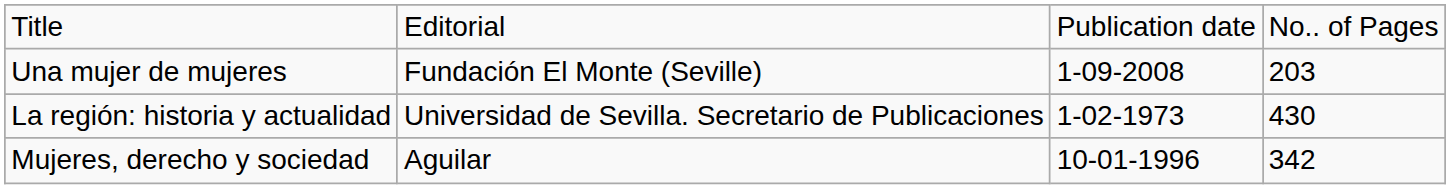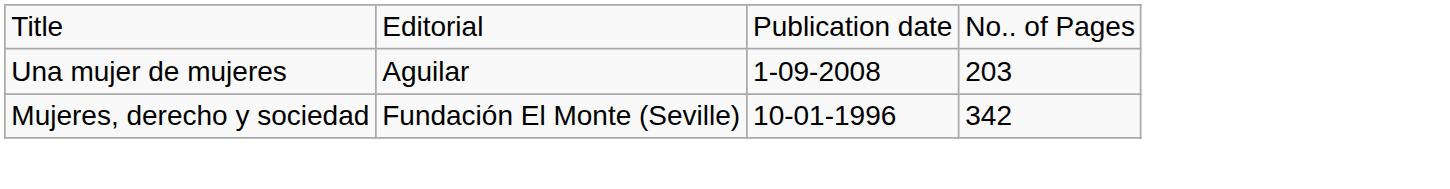(583, 71) Fundación El Monte (Seville) -> (426, 71) Aguilar
- row: (201, 115)
(448, 159) Aguilar -> (561, 115) Fundación El Monte (Seville)
